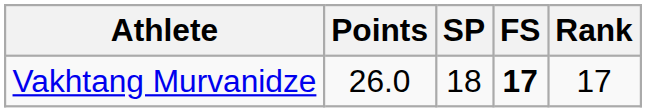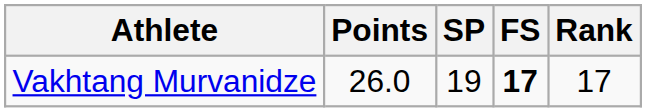(464, 81) 18 -> (464, 81) 19
